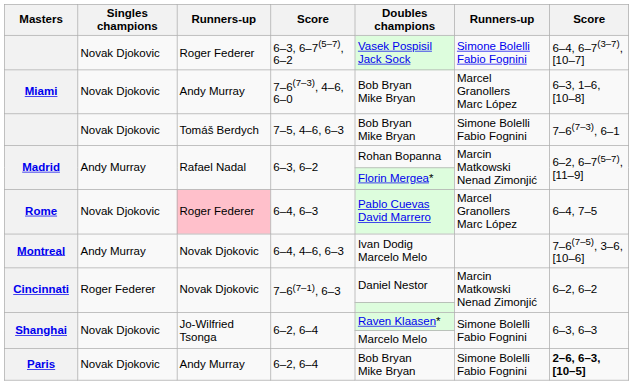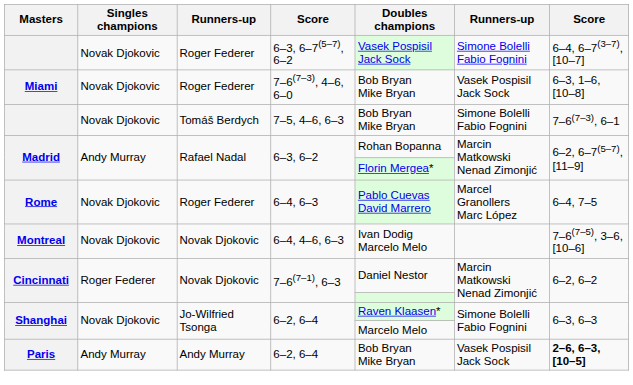(212, 92) Andy Murray -> (217, 87) Roger Federer
(487, 92) Marcel Granollers Marc López -> (494, 87) Vasek Pospisil Jack Sock
(217, 211) pink background -> (217, 201) no background
(113, 251) Andy Murray -> (120, 241) Novak Djokovic
(120, 364) Novak Djokovic -> (113, 354) Andy Murray
(493, 364) Simone Bolelli Fabio Fognini -> (494, 354) Vasek Pospisil Jack Sock
